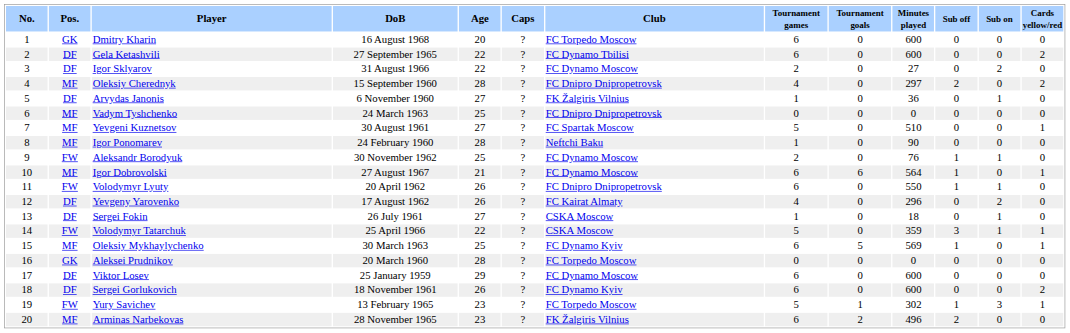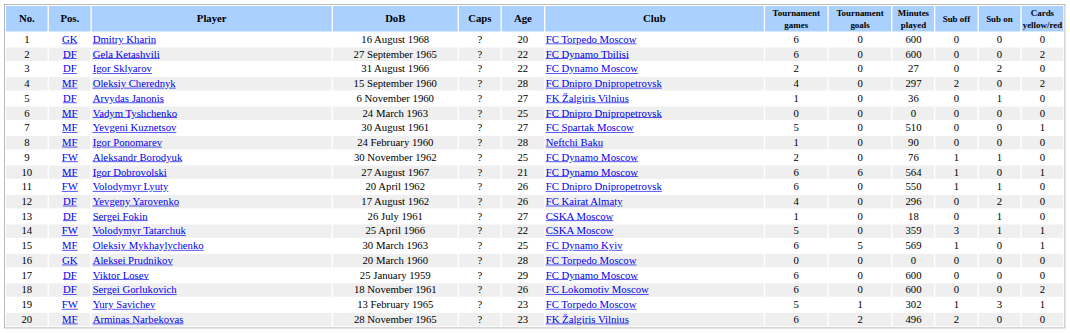columns swapped: (480, 18) <-> (523, 18)
(584, 290) FC Dynamo Kyiv -> (597, 290) FC Lokomotiv Moscow
